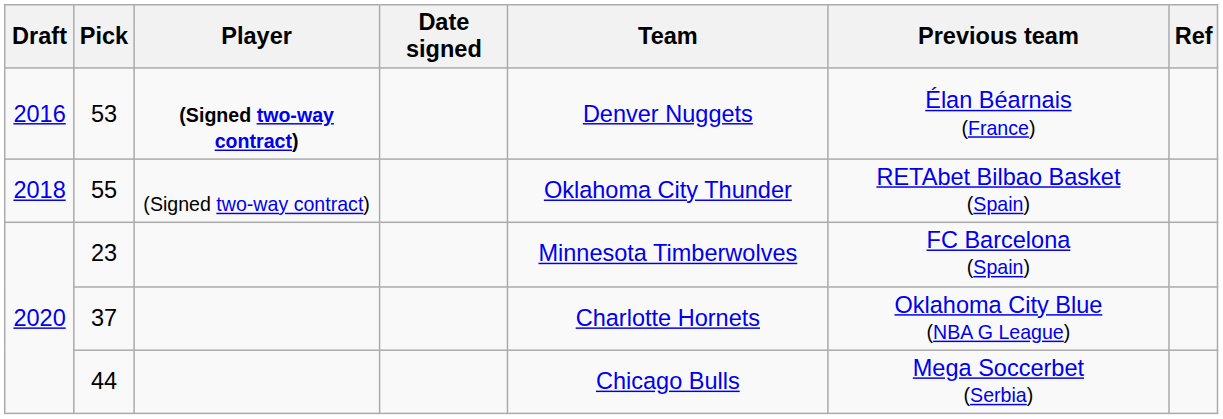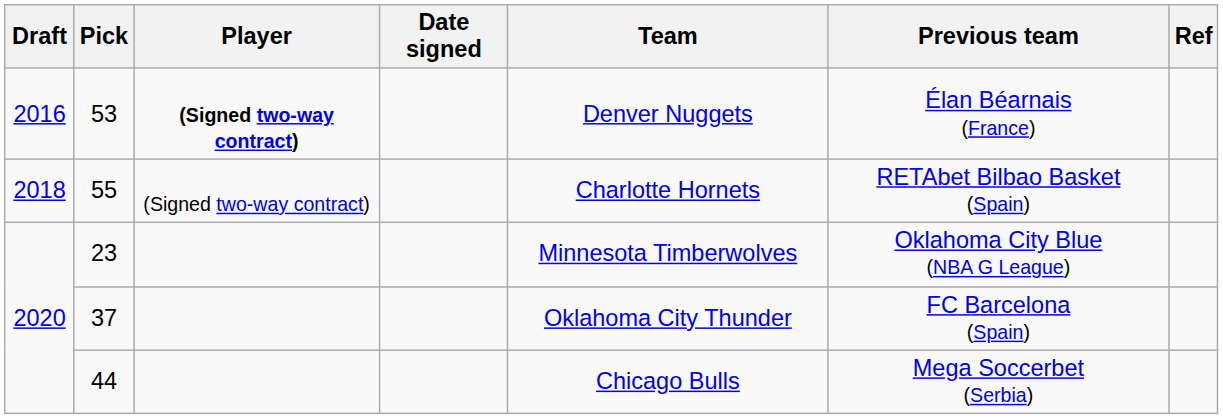(668, 190) Oklahoma City Thunder -> (668, 190) Charlotte Hornets
(998, 254) FC Barcelona (Spain) -> (998, 254) Oklahoma City Blue (NBA G League)
(668, 317) Charlotte Hornets -> (668, 317) Oklahoma City Thunder
(998, 317) Oklahoma City Blue (NBA G League) -> (998, 317) FC Barcelona (Spain)
